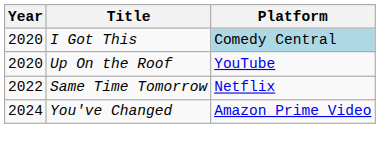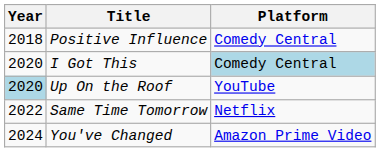+ row: (129, 40)
(26, 64) no background -> (26, 88) lightblue background
